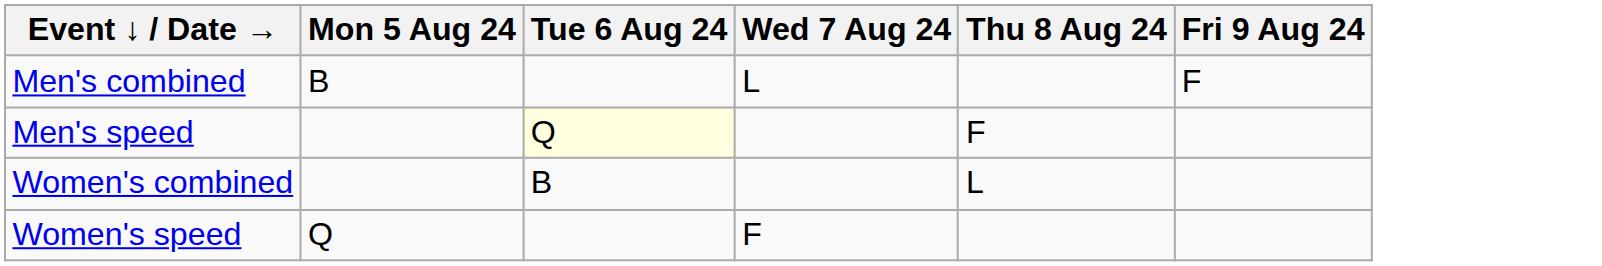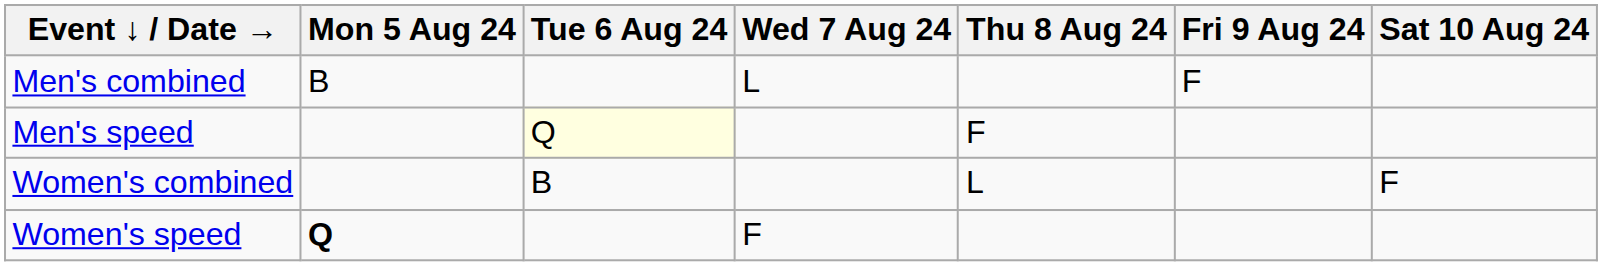+ column: (1484, 30)
(321, 234) normal -> (321, 234) bold
